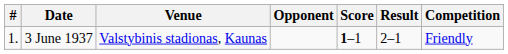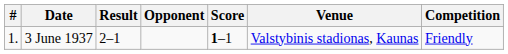columns swapped: (183, 15) <-> (399, 15)
